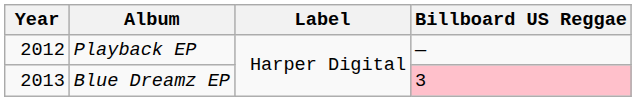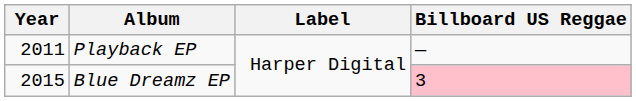(37, 50) 2012 -> (37, 50) 2011
(37, 80) 2013 -> (37, 80) 2015
